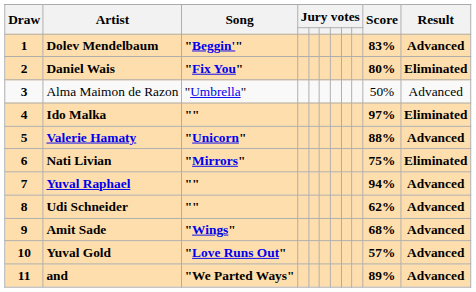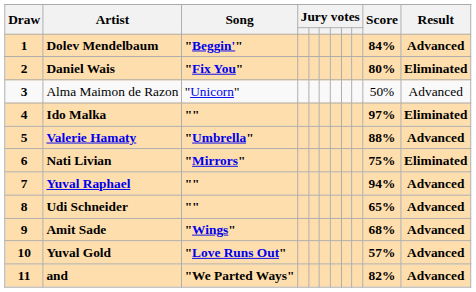(382, 46) 83% -> (382, 46) 84%
(215, 92) "Umbrella" -> (212, 92) "Unicorn"
(216, 138) "Unicorn" -> (219, 138) "Umbrella"
(382, 207) 62% -> (382, 207) 65%
(382, 276) 89% -> (382, 276) 82%
